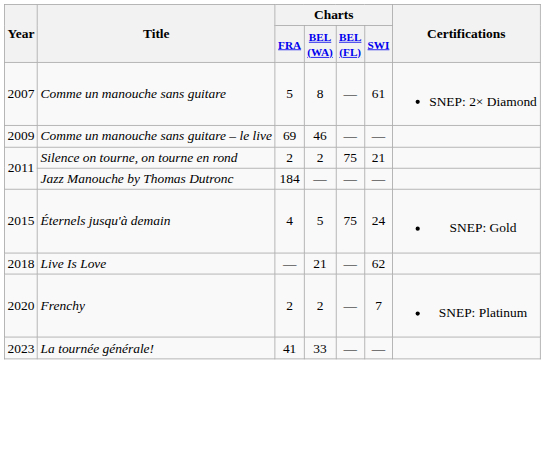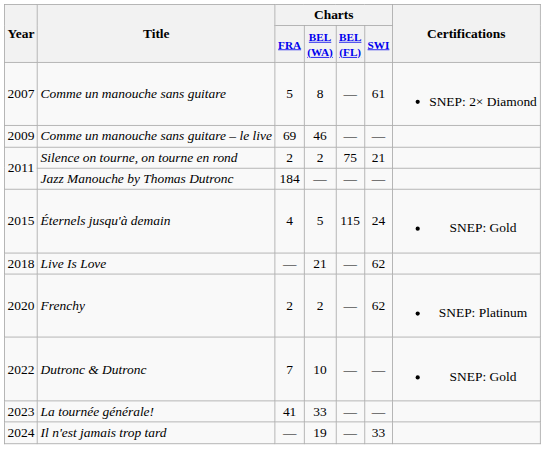(350, 221) 75 -> (350, 221) 115
(378, 305) 7 -> (378, 305) 62
+ row: (93, 369)
+ row: (104, 432)
